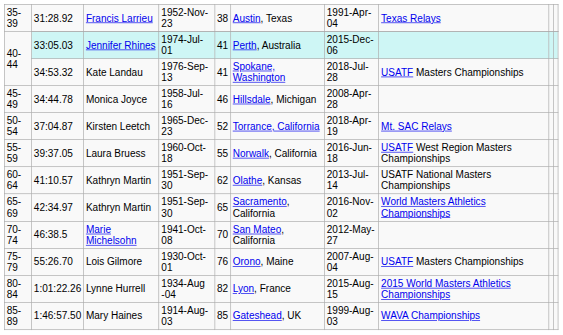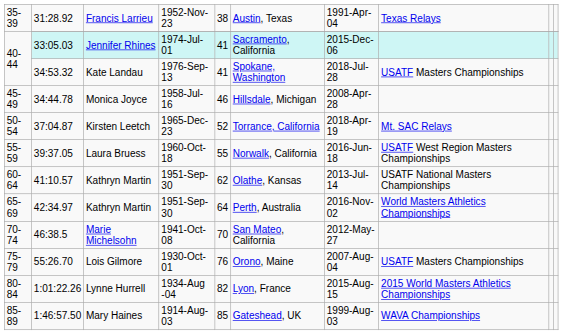(267, 45) Perth, Australia -> (261, 45) Sacramento, California
(222, 208) 65 -> (222, 208) 64
(261, 208) Sacramento, California -> (267, 208) Perth, Australia
